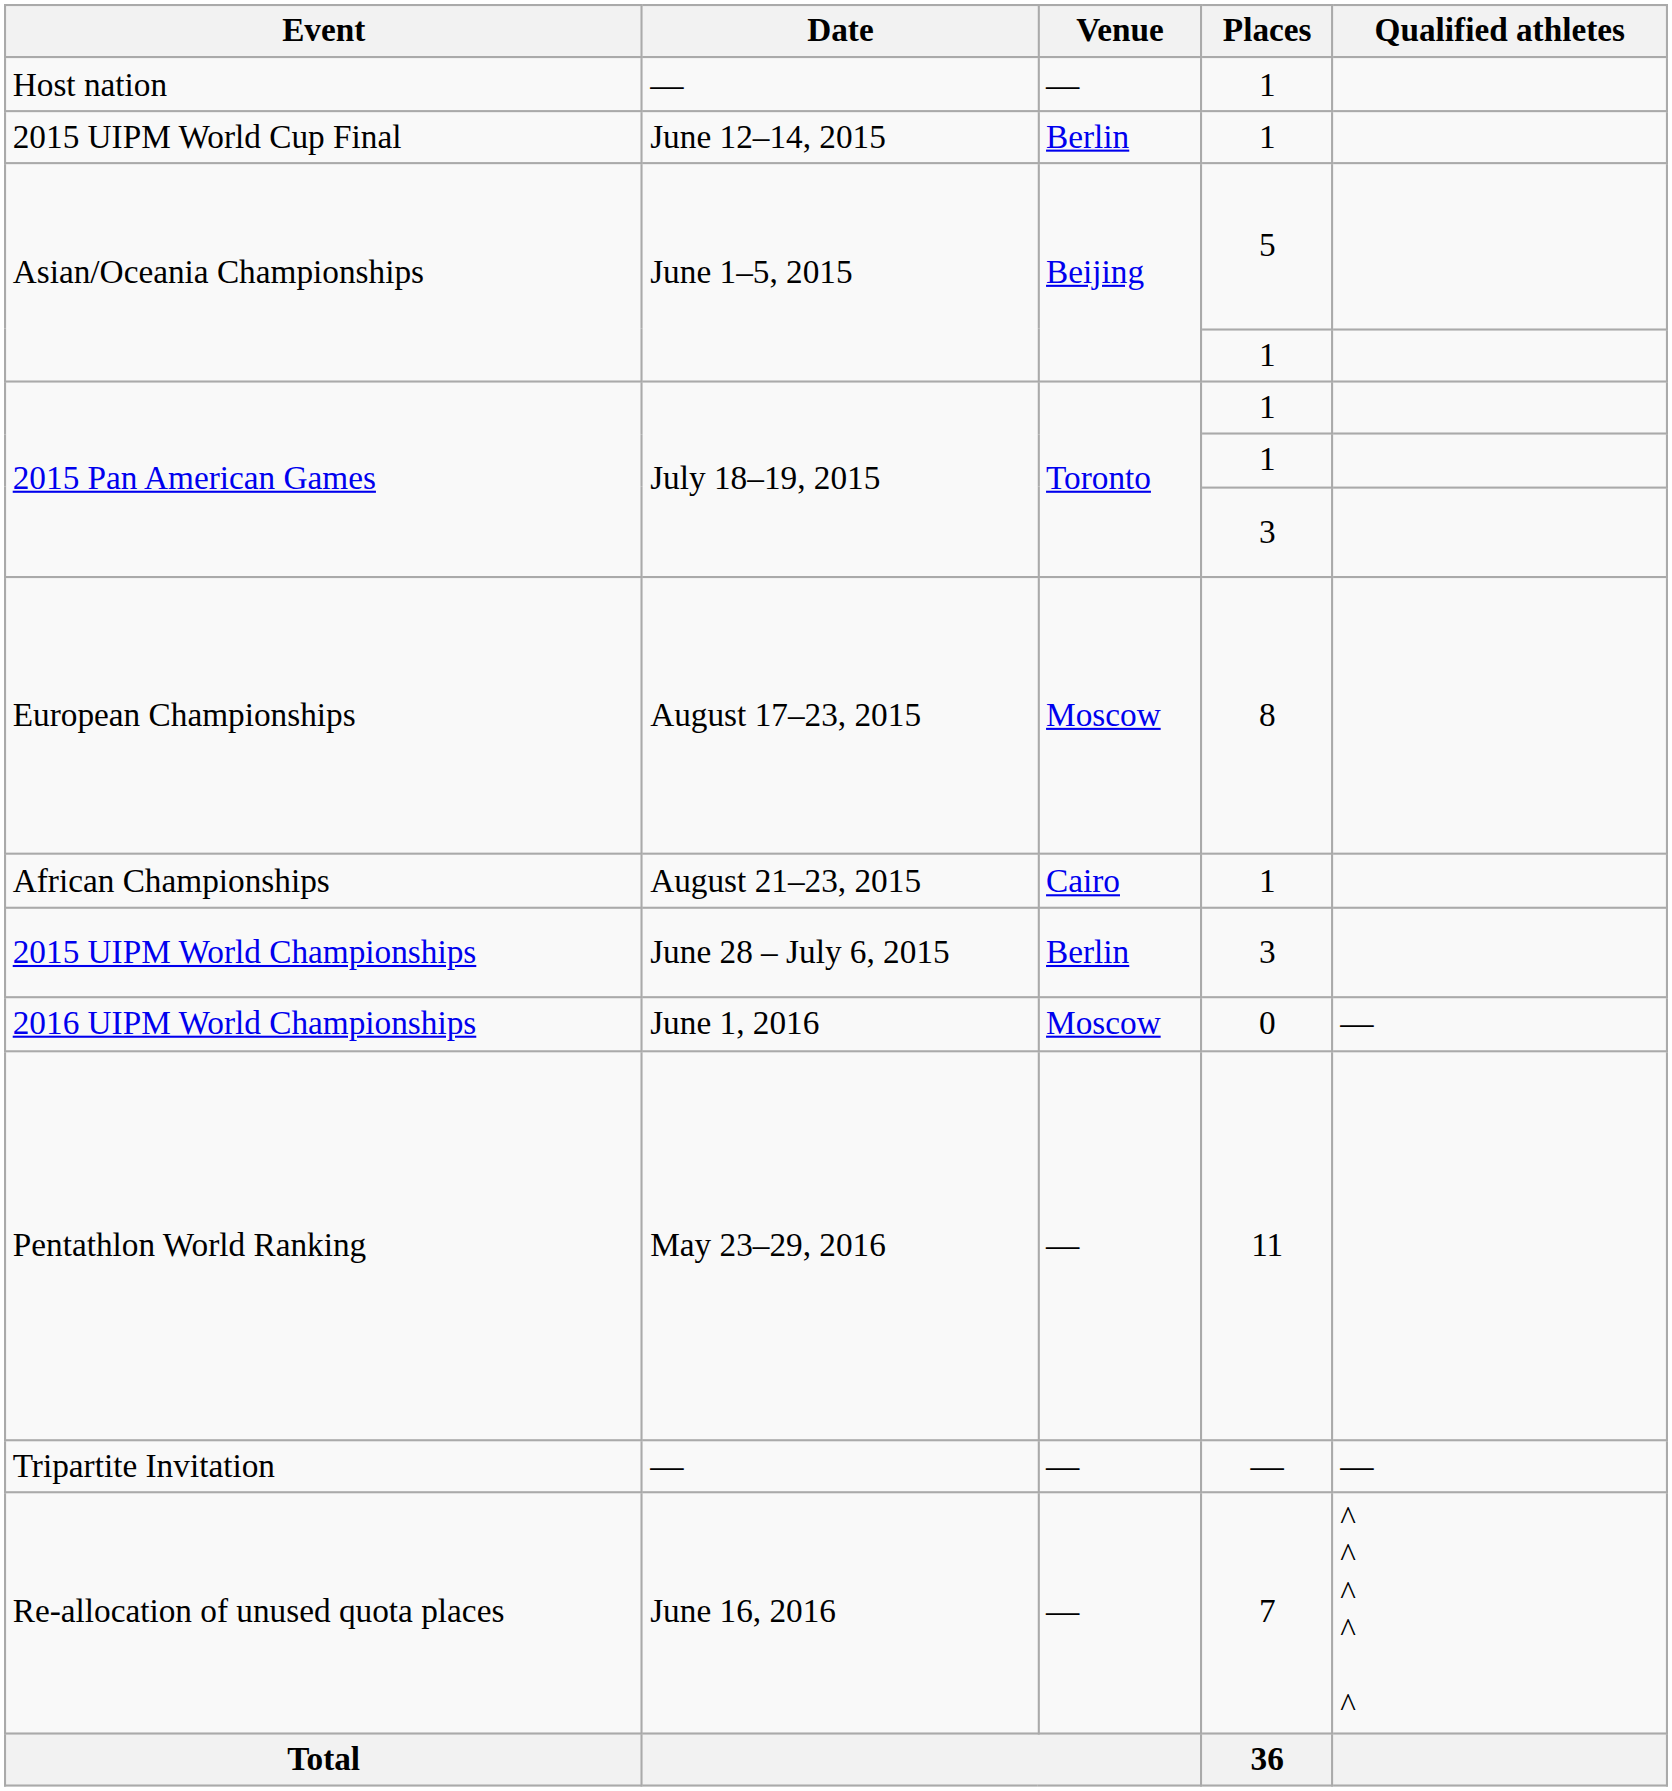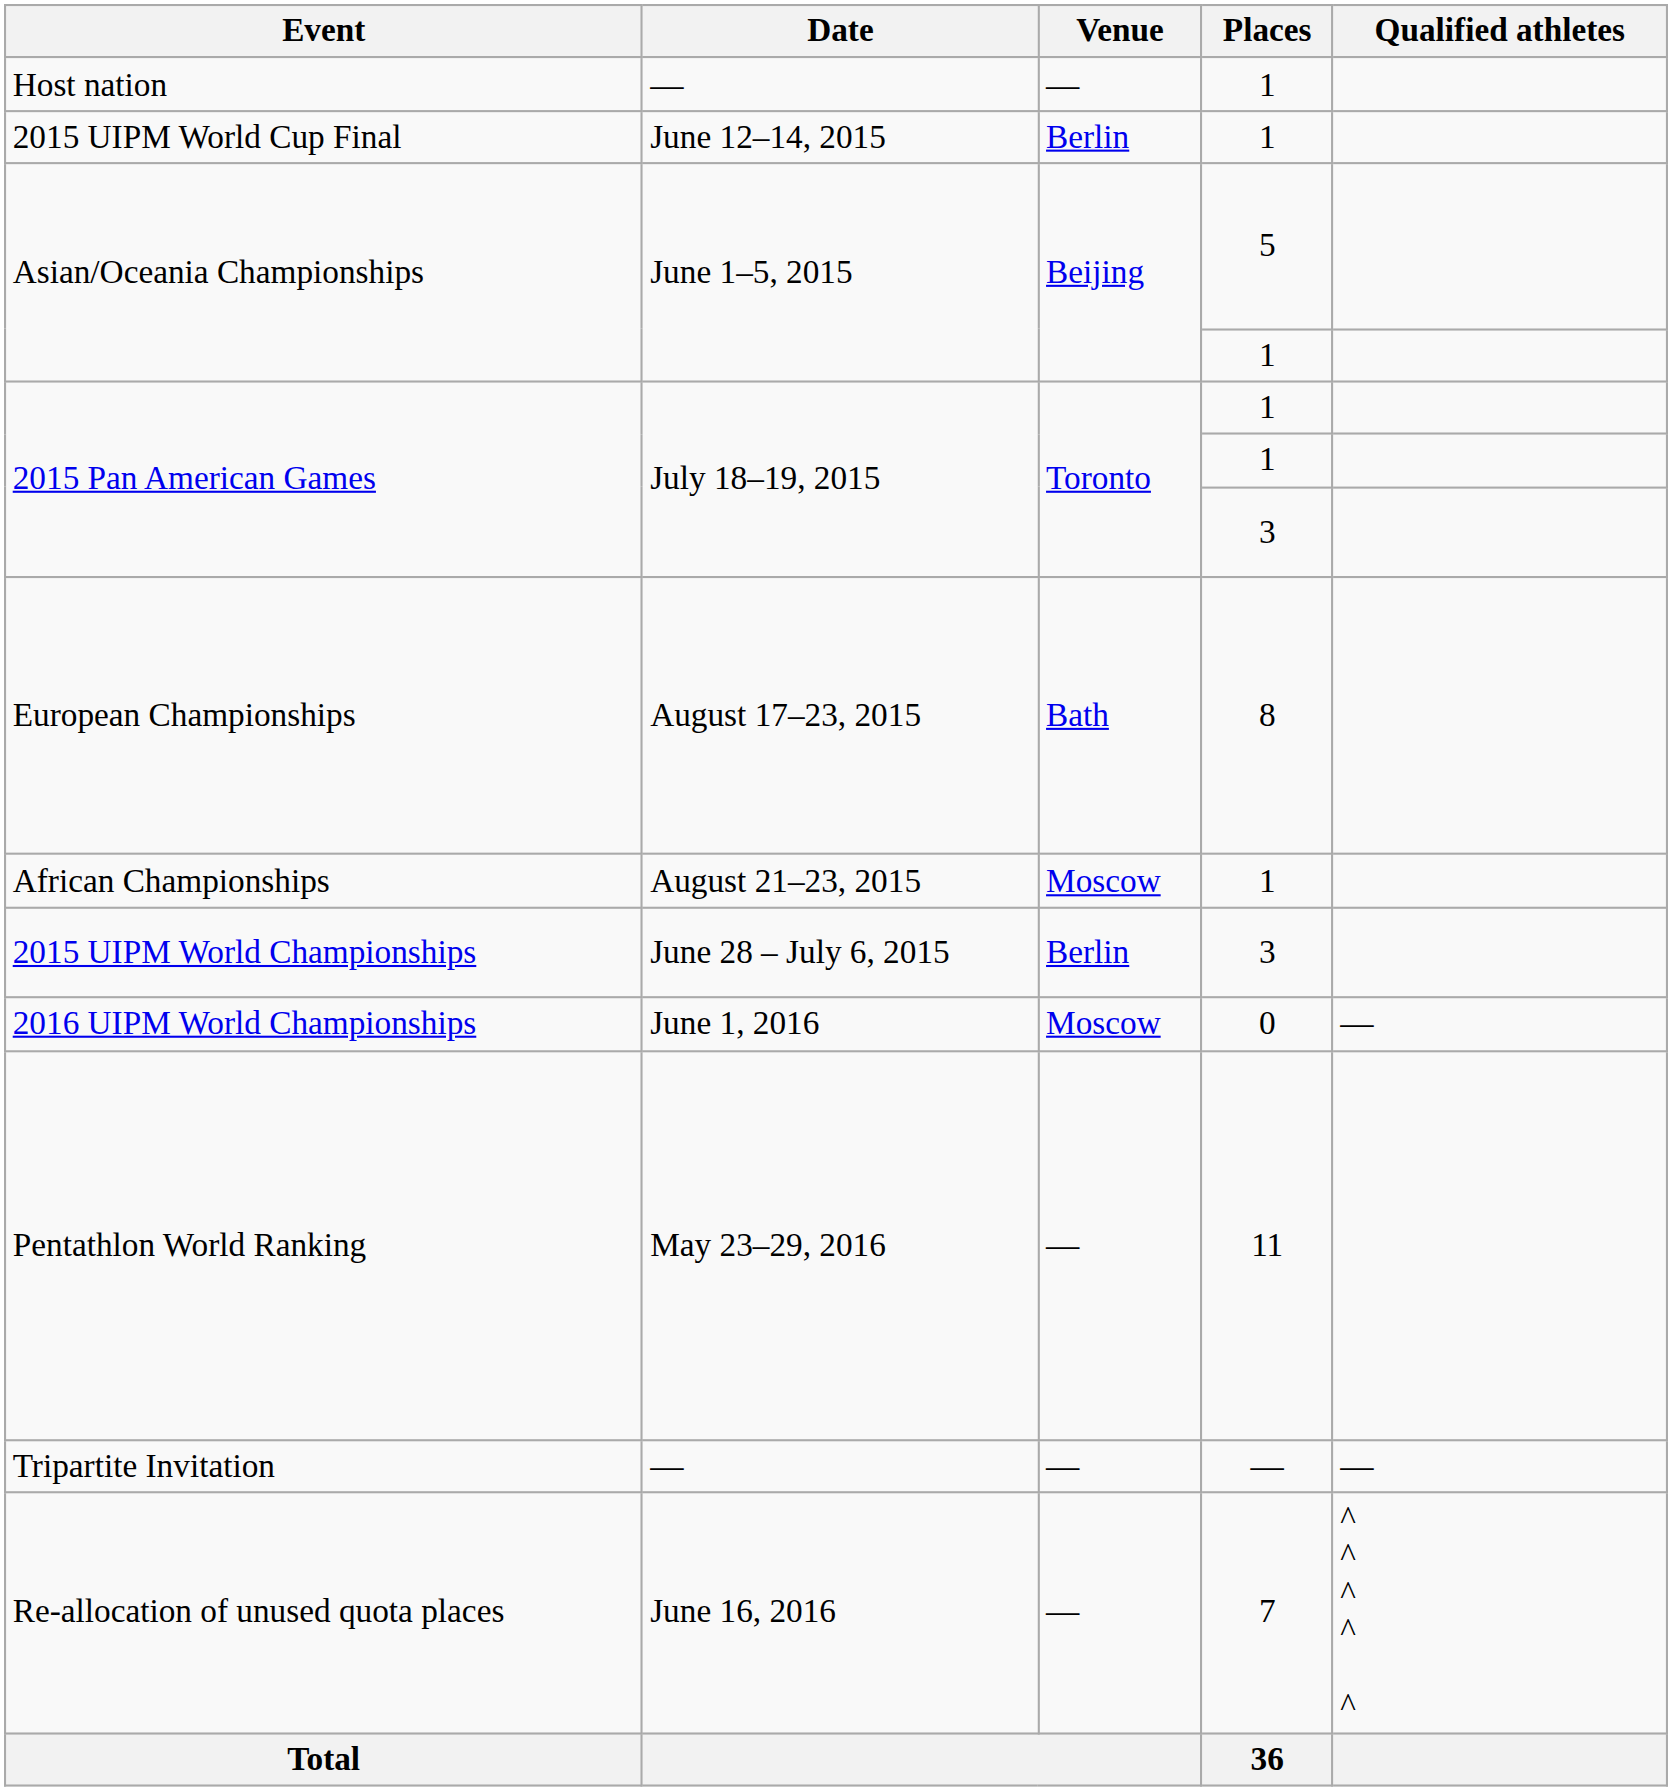(1103, 715) Moscow -> (1077, 715) Bath
(1083, 880) Cairo -> (1103, 880) Moscow
